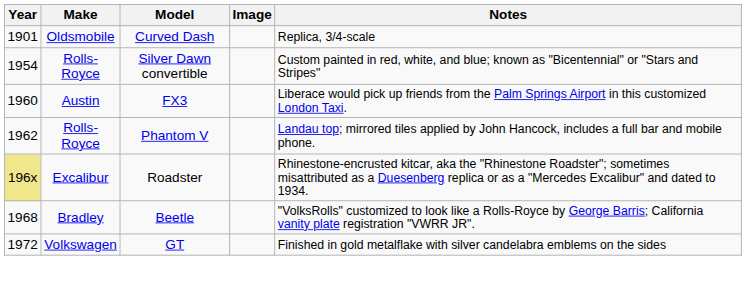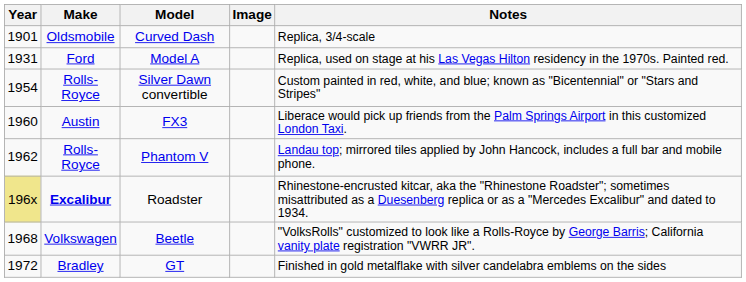+ row: (175, 58)
(81, 177) normal -> (81, 199) bold
(81, 217) Bradley -> (81, 238) Volkswagen
(81, 244) Volkswagen -> (81, 266) Bradley
